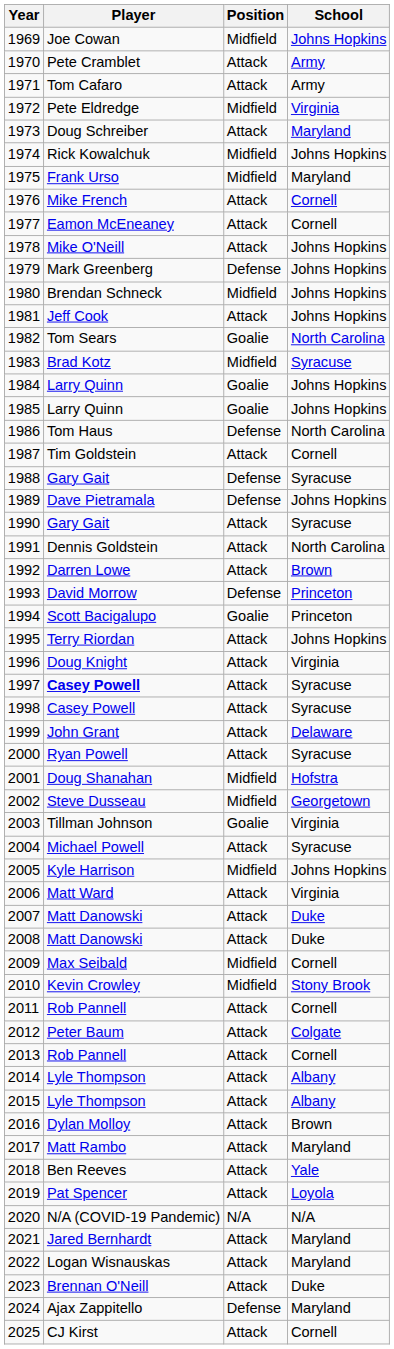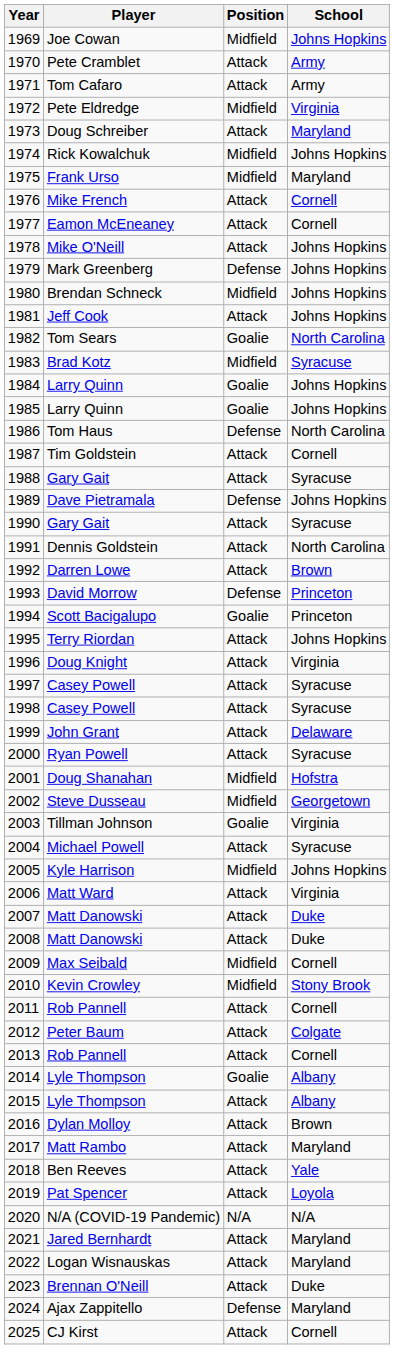(254, 477) Defense -> (247, 477) Attack
(93, 685) bold -> (91, 685) normal
(247, 1078) Attack -> (248, 1078) Goalie
